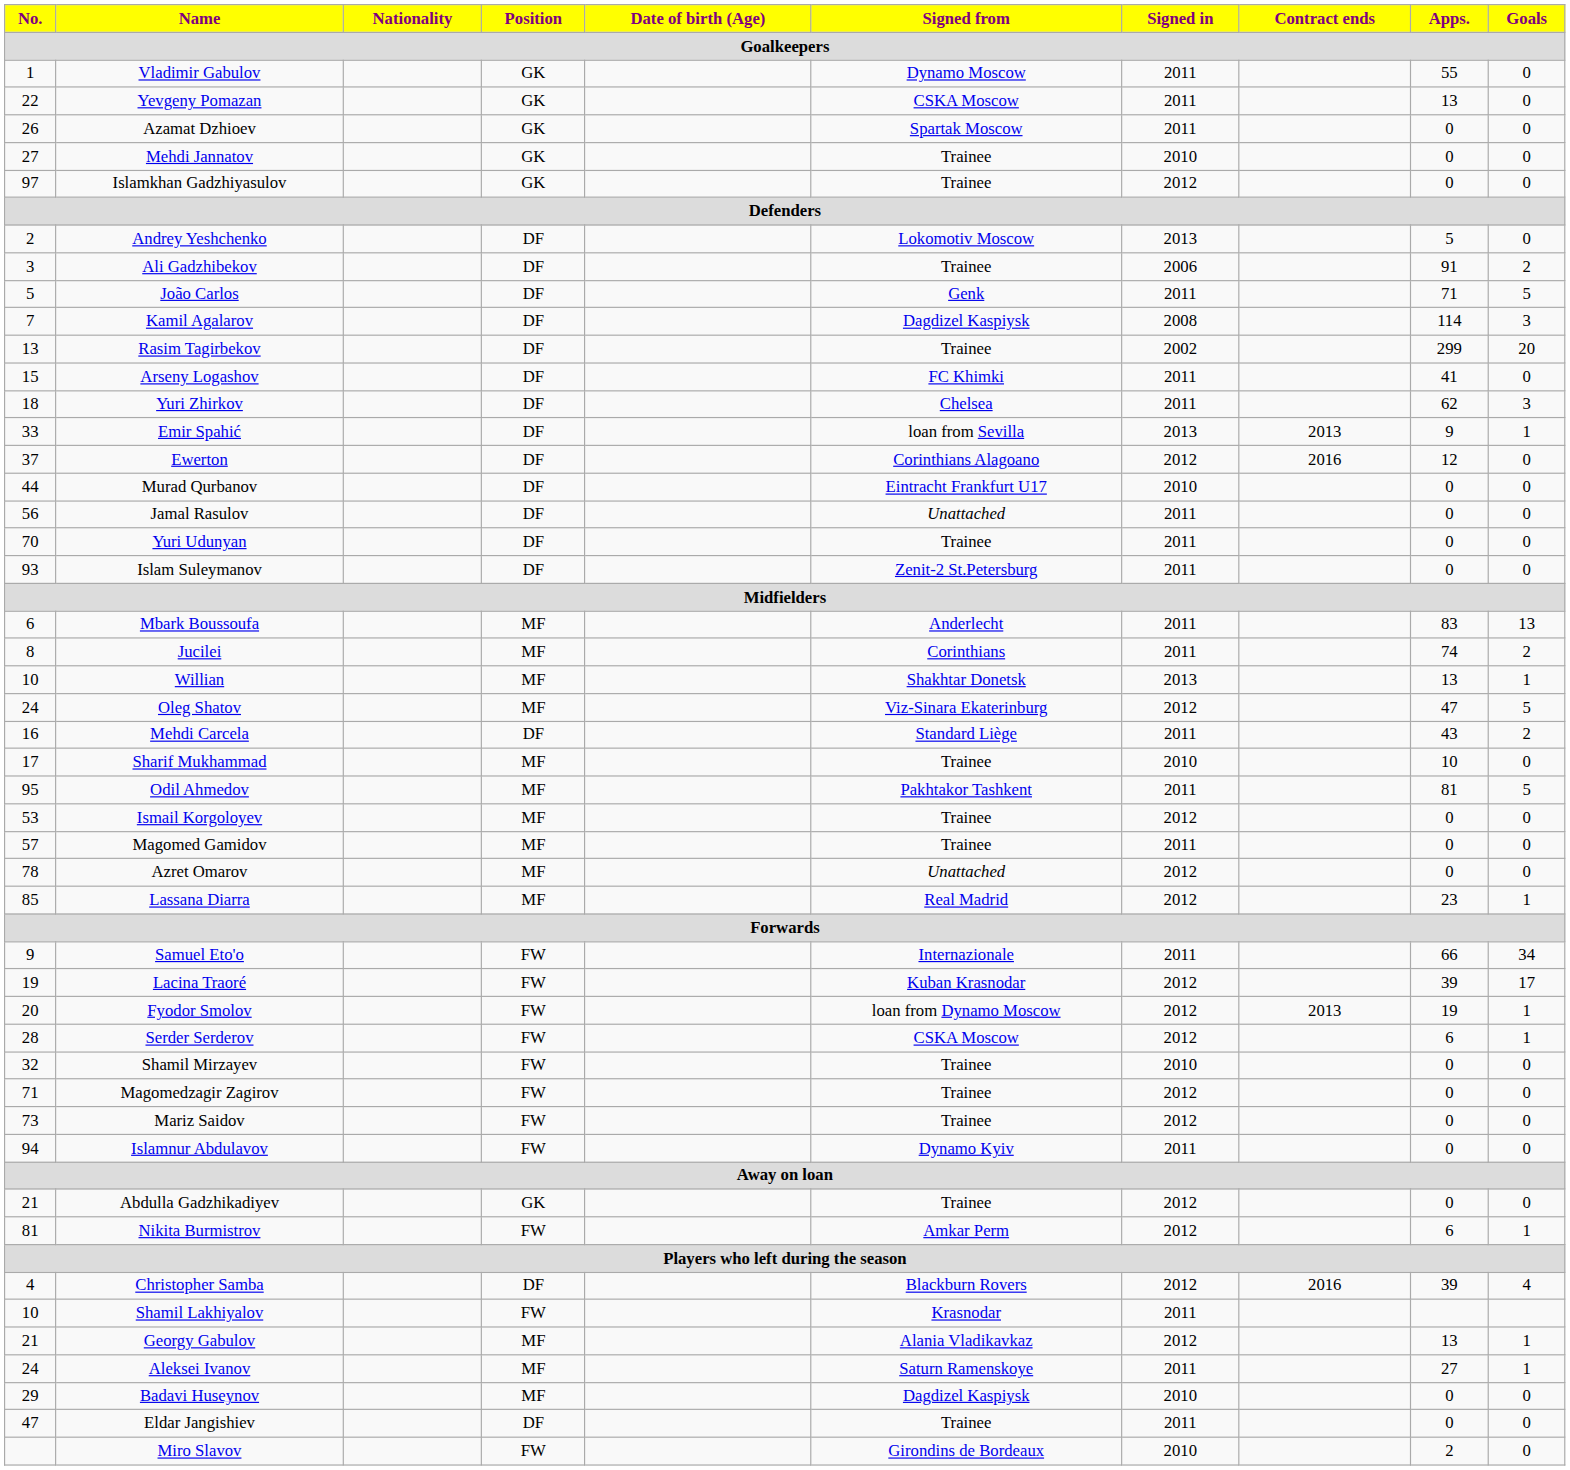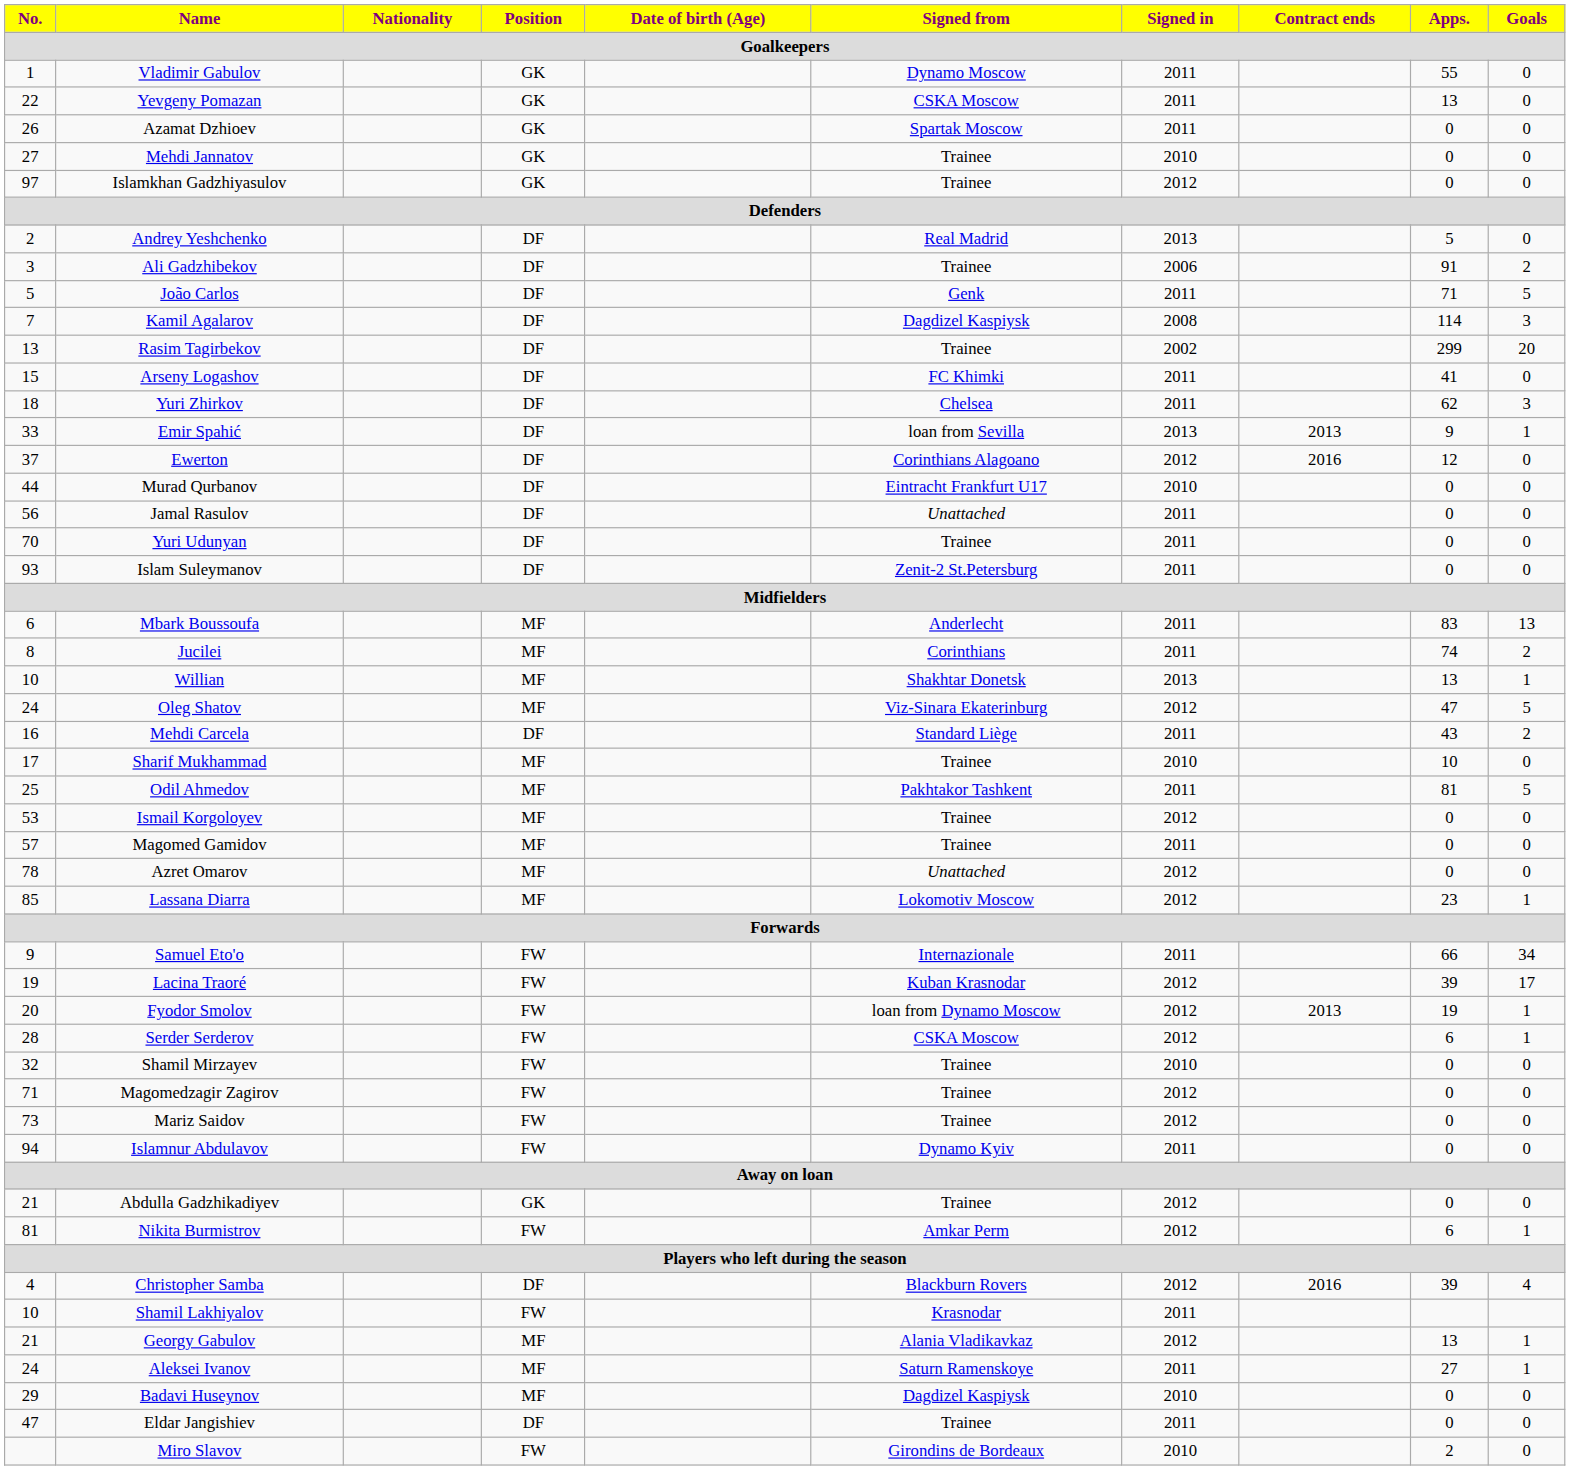(966, 239) Lokomotiv Moscow -> (966, 239) Real Madrid
(30, 790) 95 -> (30, 790) 25
(966, 900) Real Madrid -> (966, 900) Lokomotiv Moscow
